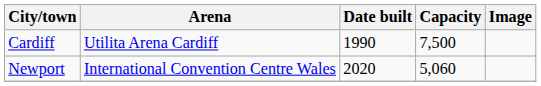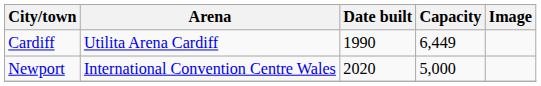(438, 42) 7,500 -> (438, 42) 6,449
(438, 68) 5,060 -> (438, 68) 5,000
